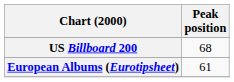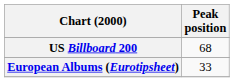(205, 67) 61 -> (205, 67) 33
